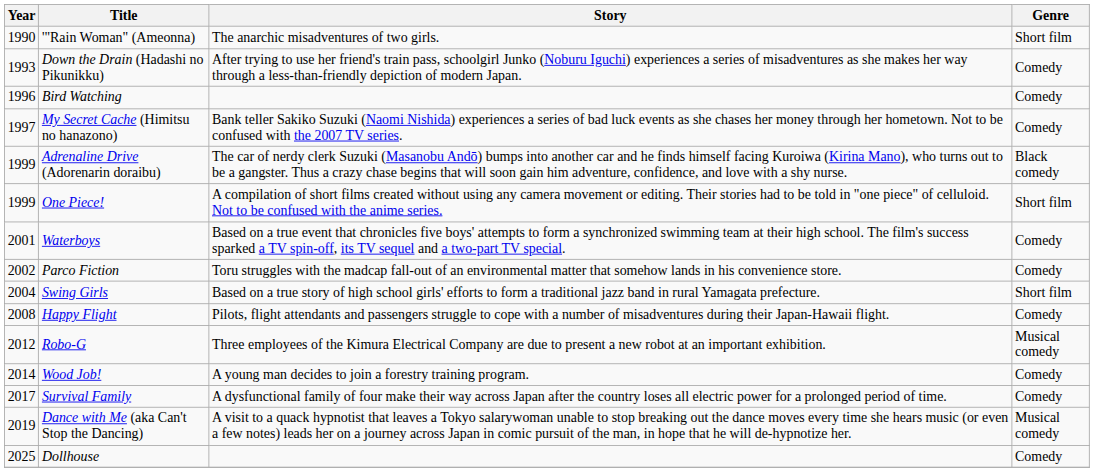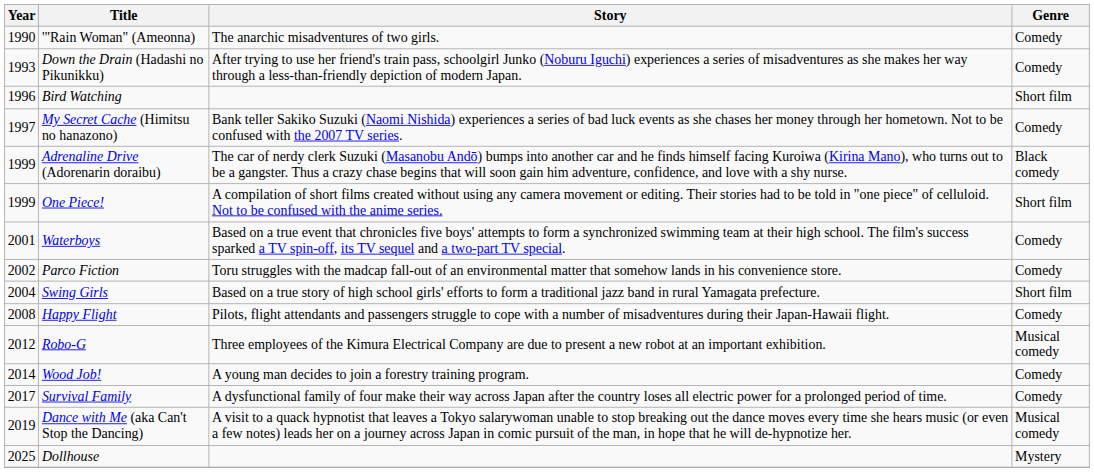(1044, 37) Short film -> (1039, 37) Comedy
(1039, 97) Comedy -> (1044, 97) Short film
(1039, 456) Comedy -> (1038, 456) Mystery
